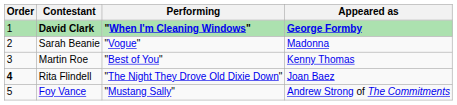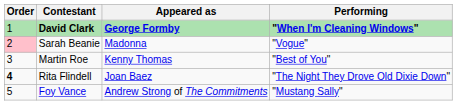columns swapped: (368, 12) <-> (193, 12)
(9, 44) no background -> (9, 44) pink background
